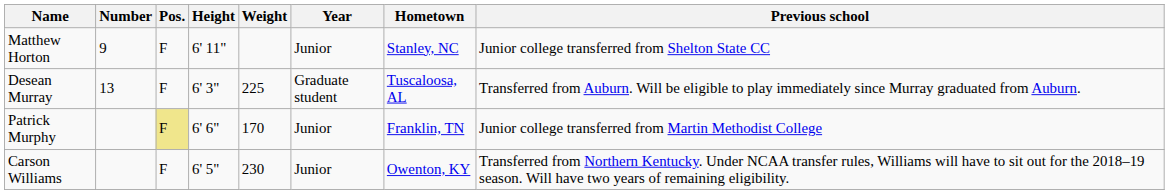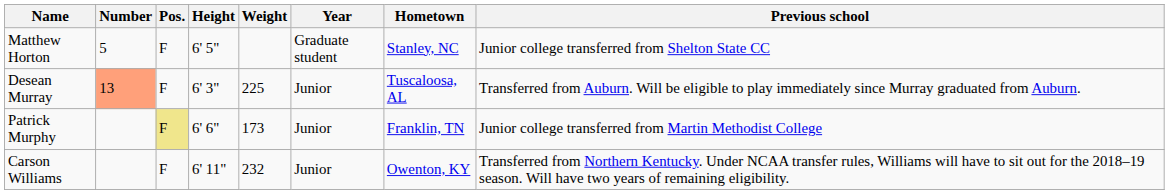(103, 48) 9 -> (103, 48) 5
(209, 48) 6' 11" -> (206, 48) 6' 5"
(313, 48) Junior -> (321, 48) Graduate student
(107, 88) no background -> (107, 88) lightsalmon background
(321, 88) Graduate student -> (313, 88) Junior
(253, 128) 170 -> (253, 128) 173
(206, 169) 6' 5" -> (209, 169) 6' 11"
(253, 169) 230 -> (253, 169) 232
